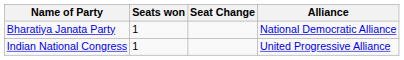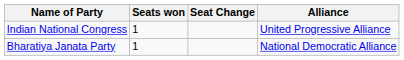rows swapped: (67, 47) <-> (61, 30)
